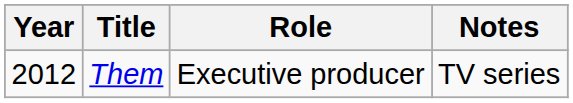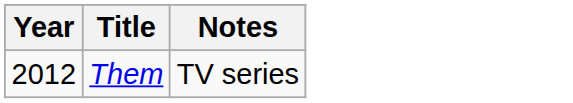- column: (301, 27)
